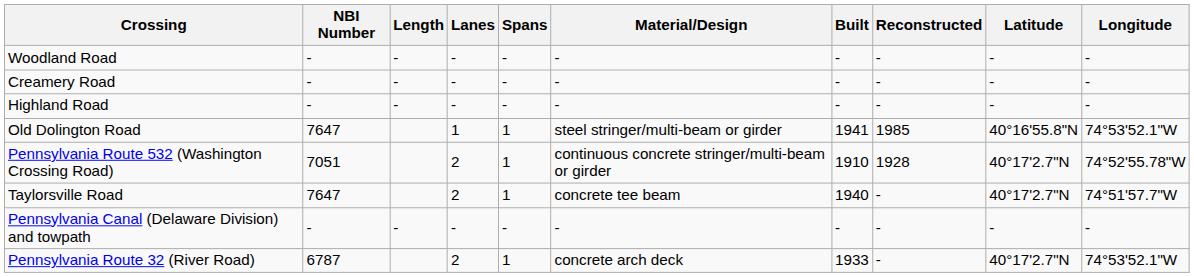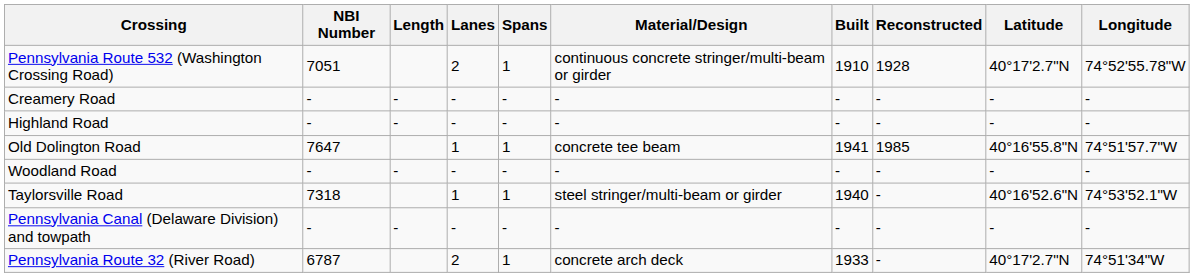rows swapped: (62, 57) <-> (135, 162)
(668, 130) steel stringer/multi-beam or girder -> (618, 147) concrete tee beam
(1131, 130) 74°53'52.1"W -> (1131, 147) 74°51'57.7"W
(323, 195) 7647 -> (323, 195) 7318
(455, 195) 2 -> (455, 195) 1
(618, 195) concrete tee beam -> (668, 195) steel stringer/multi-beam or girder
(1029, 195) 40°17'2.7"N -> (1034, 195) 40°16'52.6"N
(1131, 195) 74°51'57.7"W -> (1131, 195) 74°53'52.1"W
(1131, 260) 74°53'52.1"W -> (1125, 260) 74°51'34"W
